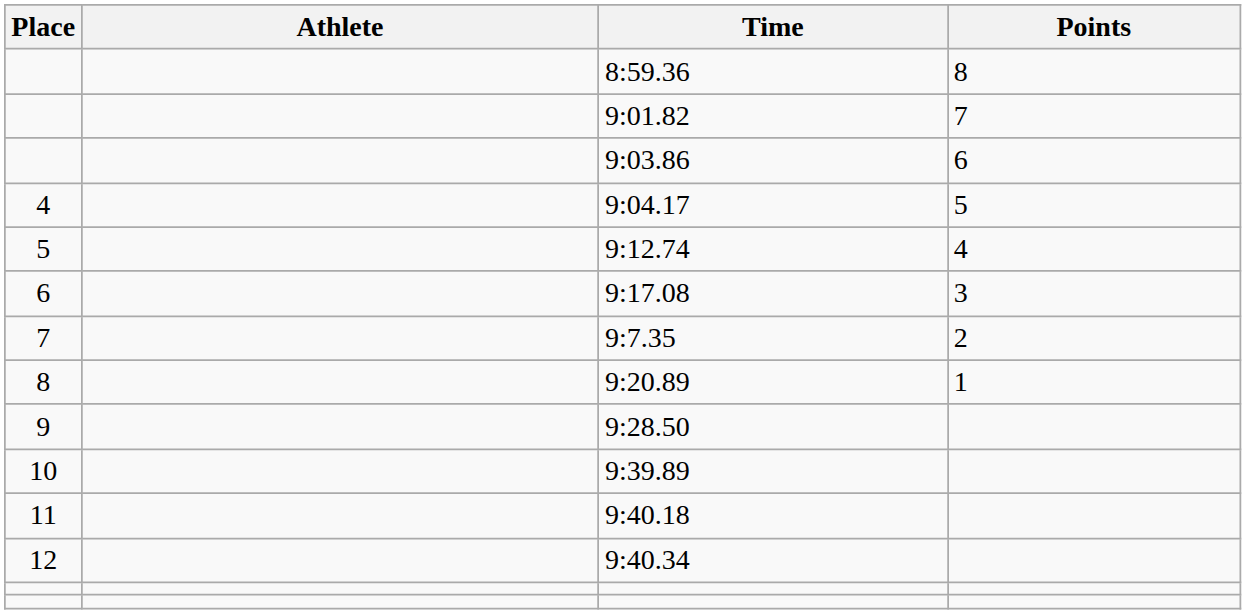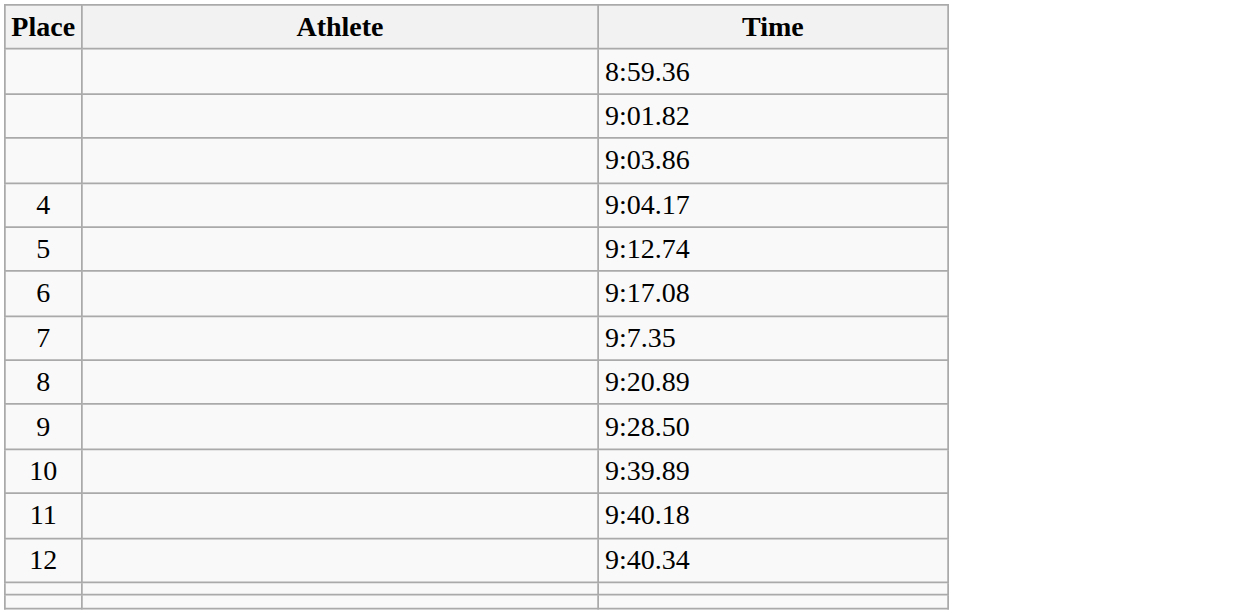- column: (1094, 26)
